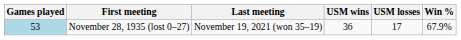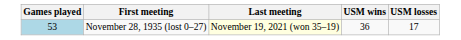- column: (439, 12)
(258, 27) no background -> (275, 27) lightyellow background
